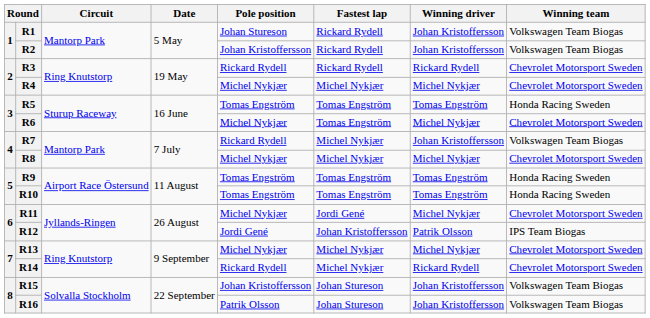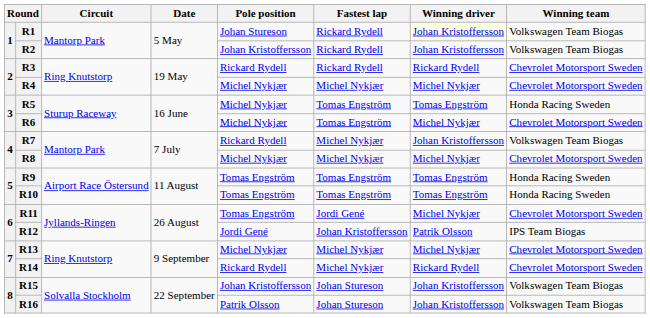(458, 31) no background -> (458, 31) lightyellow background
(257, 104) Tomas Engström -> (253, 104) Michel Nykjær
(253, 213) Michel Nykjær -> (257, 213) Tomas Engström
